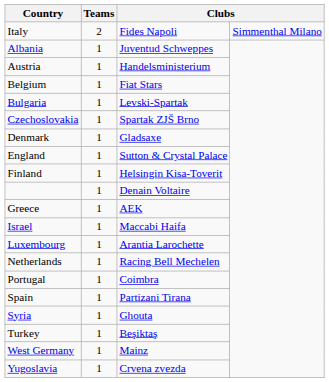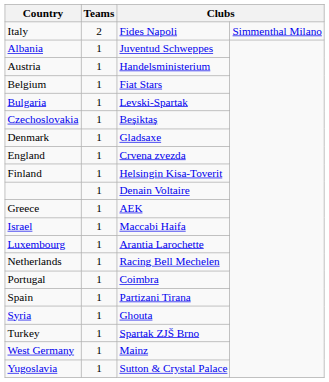(159, 119) Spartak ZJŠ Brno -> (138, 119) Beşiktaş
(173, 155) Sutton & Crystal Palace -> (153, 155) Crvena zvezda
(138, 333) Beşiktaş -> (159, 333) Spartak ZJŠ Brno
(153, 368) Crvena zvezda -> (173, 368) Sutton & Crystal Palace
